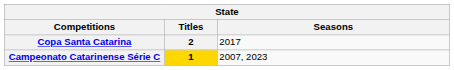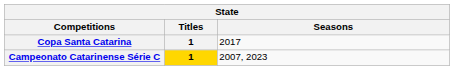(191, 42) 2 -> (191, 42) 1
